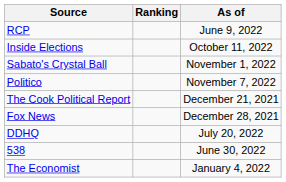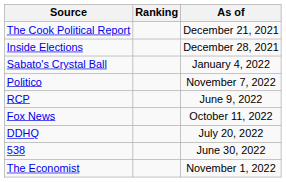rows swapped: (69, 99) <-> (18, 30)
(231, 47) October 11, 2022 -> (231, 47) December 28, 2021
(231, 64) November 1, 2022 -> (231, 64) January 4, 2022
(231, 116) December 28, 2021 -> (231, 116) October 11, 2022
(231, 168) January 4, 2022 -> (231, 168) November 1, 2022
